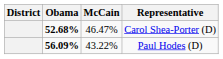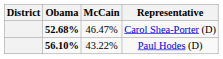(62, 45) 56.09% -> (62, 45) 56.10%
